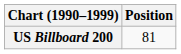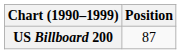(149, 37) 81 -> (149, 37) 87
